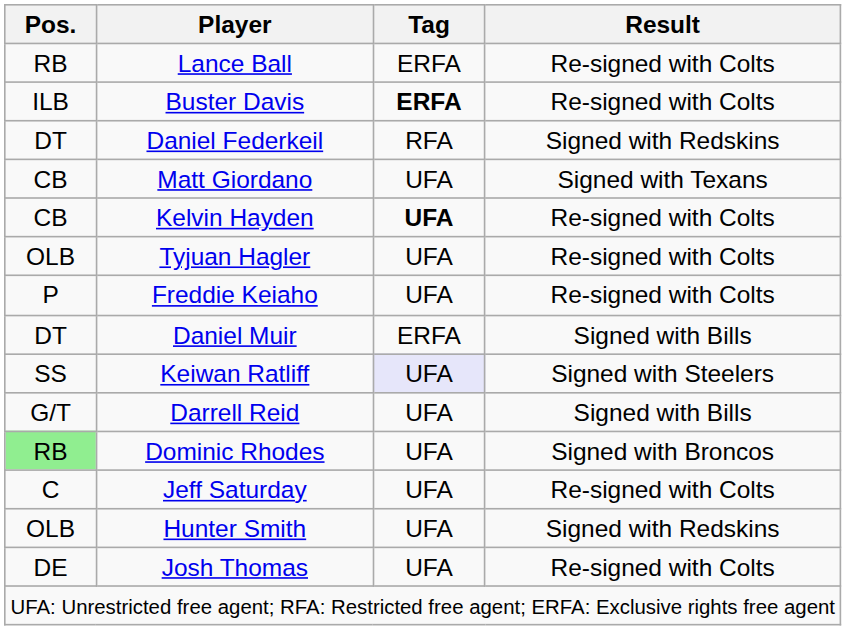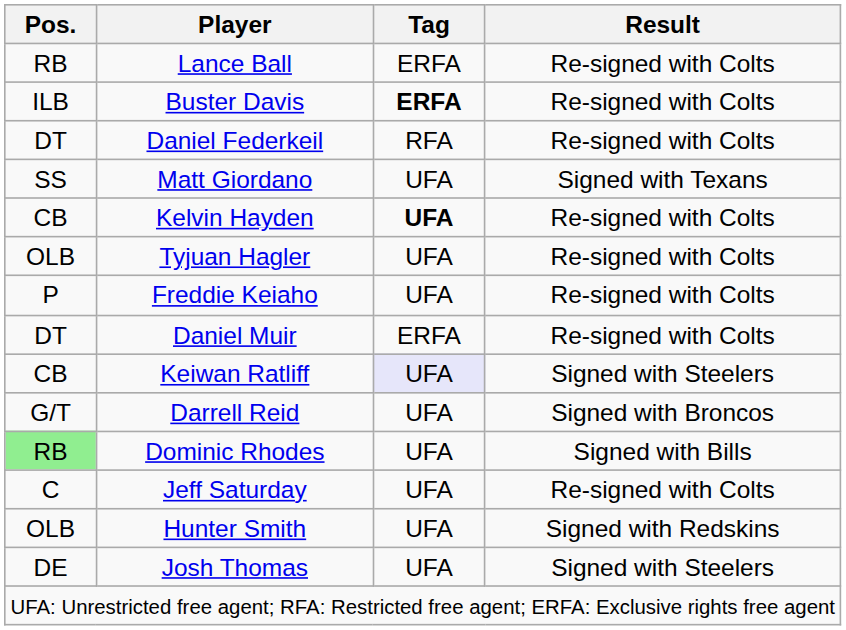(663, 141) Signed with Redskins -> (663, 141) Re-signed with Colts
(51, 179) CB -> (51, 179) SS
(663, 334) Signed with Bills -> (663, 334) Re-signed with Colts
(51, 373) SS -> (51, 373) CB
(663, 412) Signed with Bills -> (663, 412) Signed with Broncos
(663, 451) Signed with Broncos -> (663, 451) Signed with Bills
(663, 567) Re-signed with Colts -> (663, 567) Signed with Steelers
